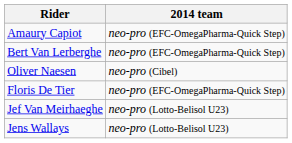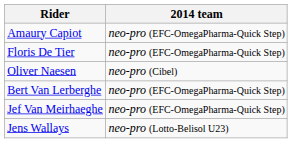rows swapped: (41, 90) <-> (54, 52)
(169, 109) neo-pro (Lotto-Belisol U23) -> (197, 109) neo-pro (EFC-OmegaPharma-Quick Step)
